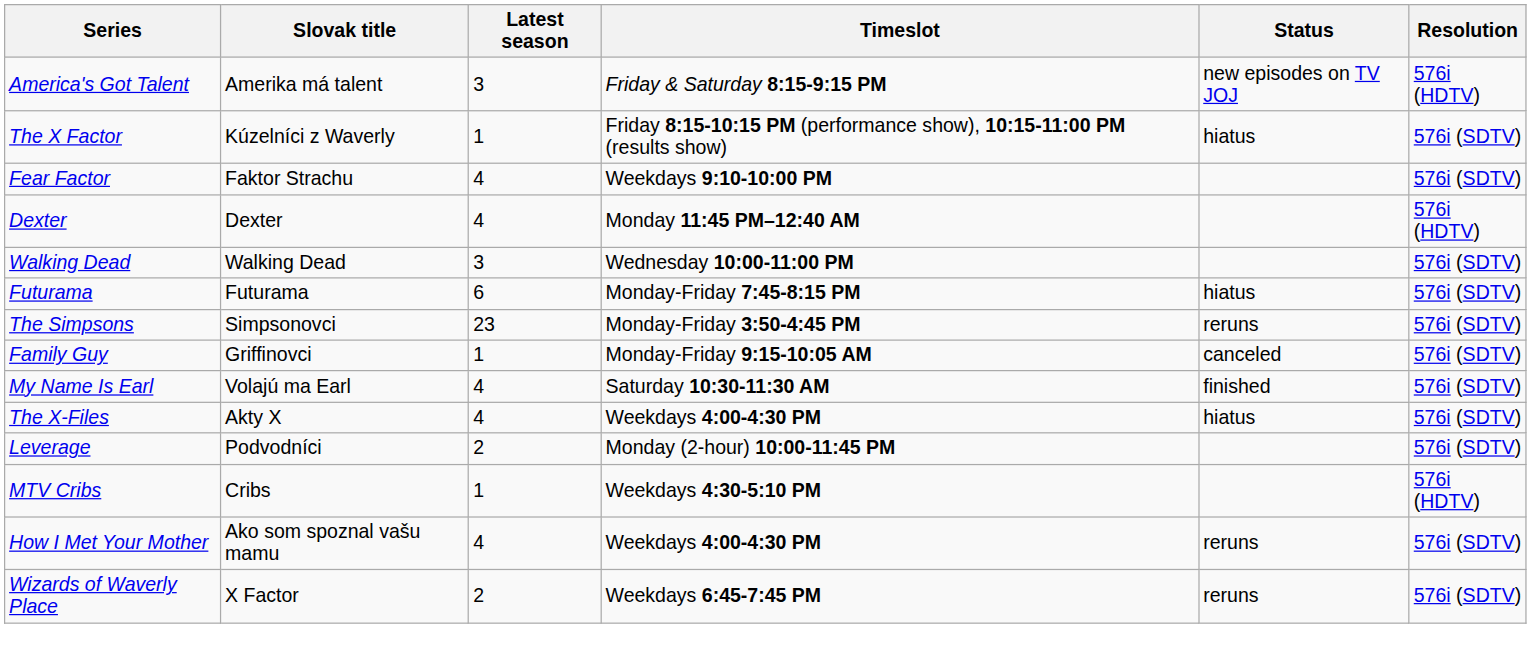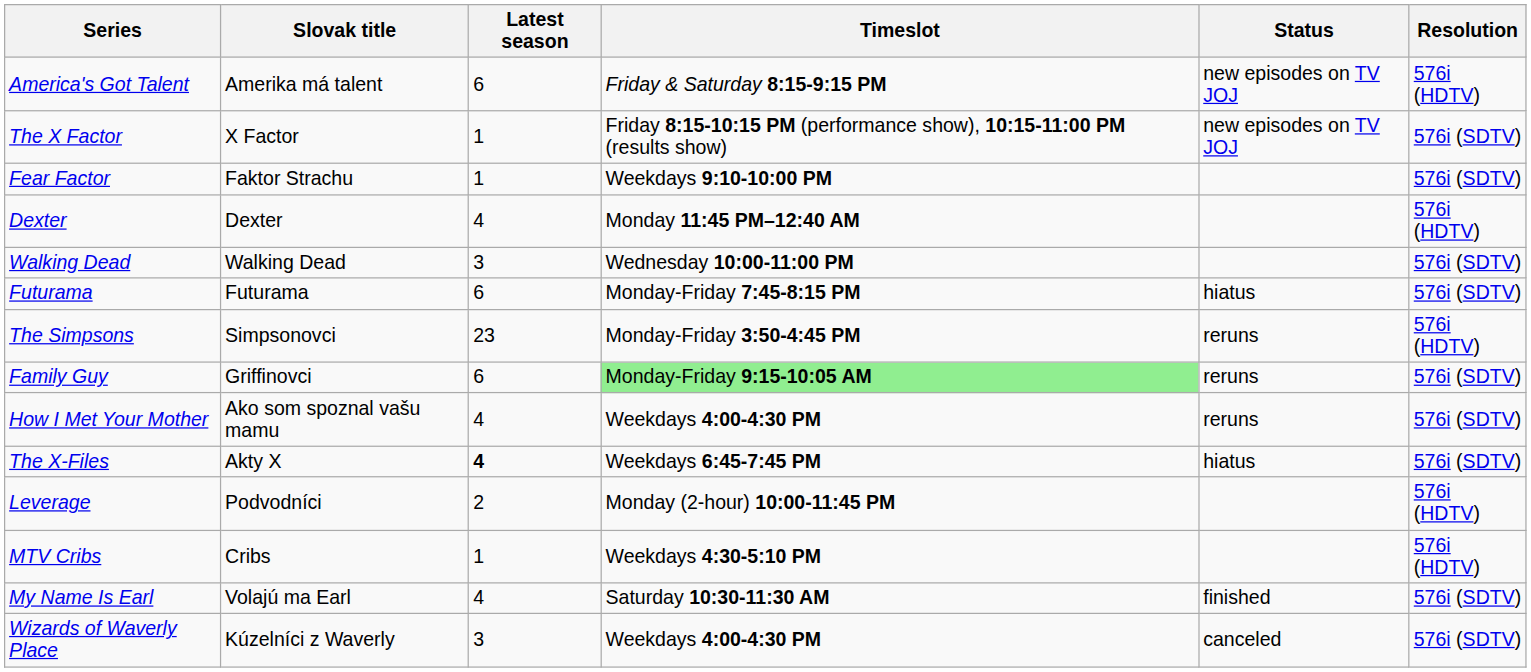(479, 83) 3 -> (479, 83) 6
(310, 136) Kúzelníci z Waverly -> (262, 136) X Factor
(1229, 136) hiatus -> (1292, 136) new episodes on TV JOJ
(479, 178) 4 -> (479, 178) 1
(1467, 324) 576i (SDTV) -> (1447, 335) 576i (HDTV)
(479, 355) 1 -> (479, 377) 6
(739, 355) no background -> (739, 377) lightgreen background
(1242, 355) canceled -> (1231, 377) reruns
rows swapped: (109, 543) <-> (81, 386)
(479, 417) normal -> (479, 461) bold
(713, 417) Weekdays 4:00-4:30 PM -> (713, 461) Weekdays 6:45-7:45 PM
(1467, 448) 576i (SDTV) -> (1447, 503) 576i (HDTV)
(262, 596) X Factor -> (310, 640) Kúzelníci z Waverly
(479, 596) 2 -> (479, 640) 3
(713, 596) Weekdays 6:45-7:45 PM -> (713, 640) Weekdays 4:00-4:30 PM
(1231, 596) reruns -> (1242, 640) canceled
